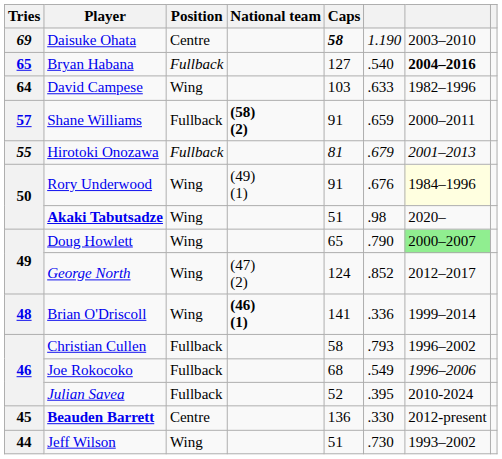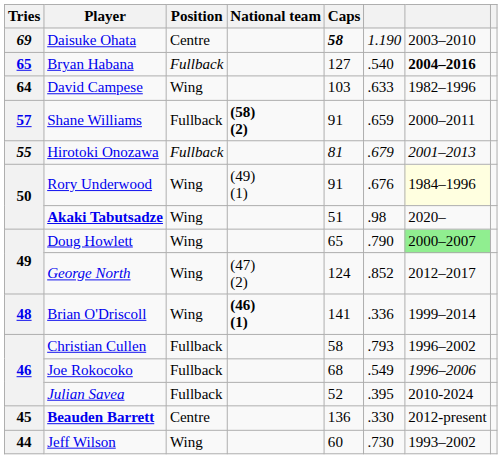(335, 441) 51 -> (335, 441) 60
